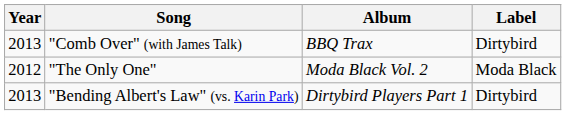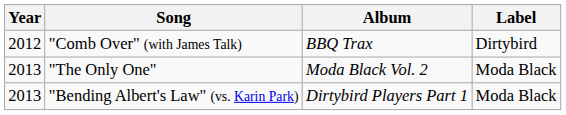(25, 43) 2013 -> (25, 43) 2012
(25, 69) 2012 -> (25, 69) 2013
(506, 95) Dirtybird -> (516, 95) Moda Black
